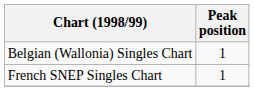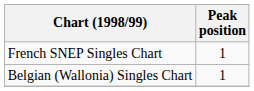rows swapped: (100, 53) <-> (85, 75)
